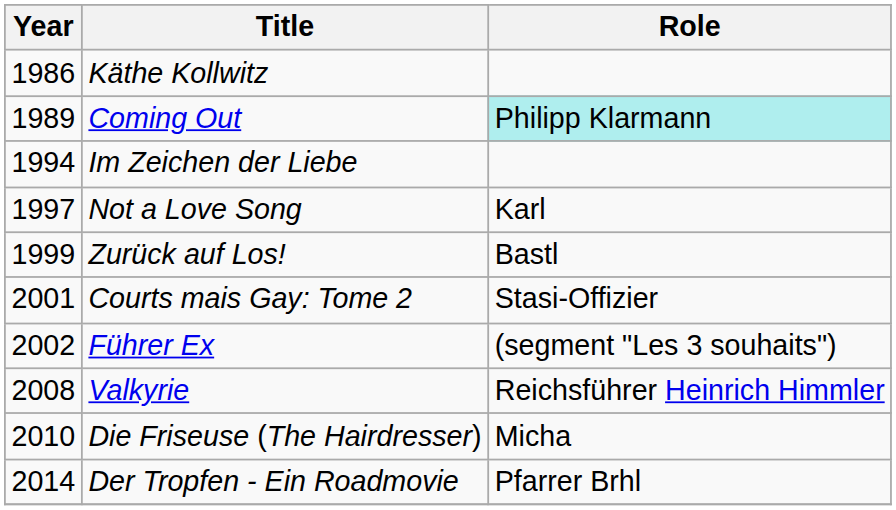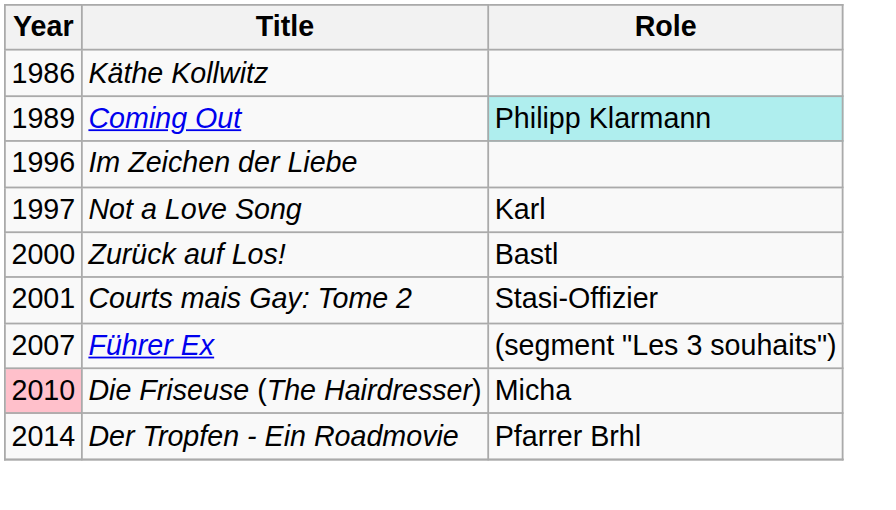(43, 163) 1994 -> (43, 163) 1996
(43, 254) 1999 -> (43, 254) 2000
(43, 345) 2002 -> (43, 345) 2007
- row: (139, 390)
(43, 436) no background -> (43, 390) pink background
